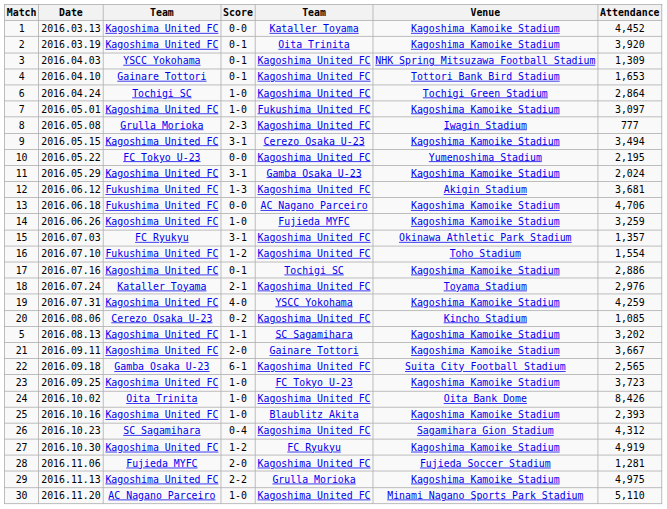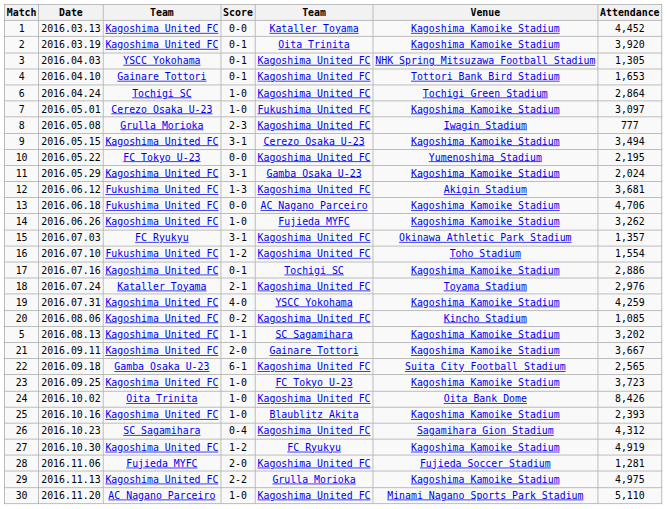(630, 61) 1,309 -> (630, 61) 1,305
(162, 109) Kagoshima United FC -> (162, 109) Cerezo Osaka U-23
(630, 222) 3,259 -> (630, 222) 3,262
(162, 318) Cerezo Osaka U-23 -> (162, 318) Kagoshima United FC
